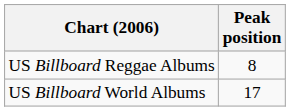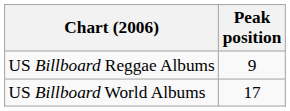(252, 65) 8 -> (252, 65) 9
